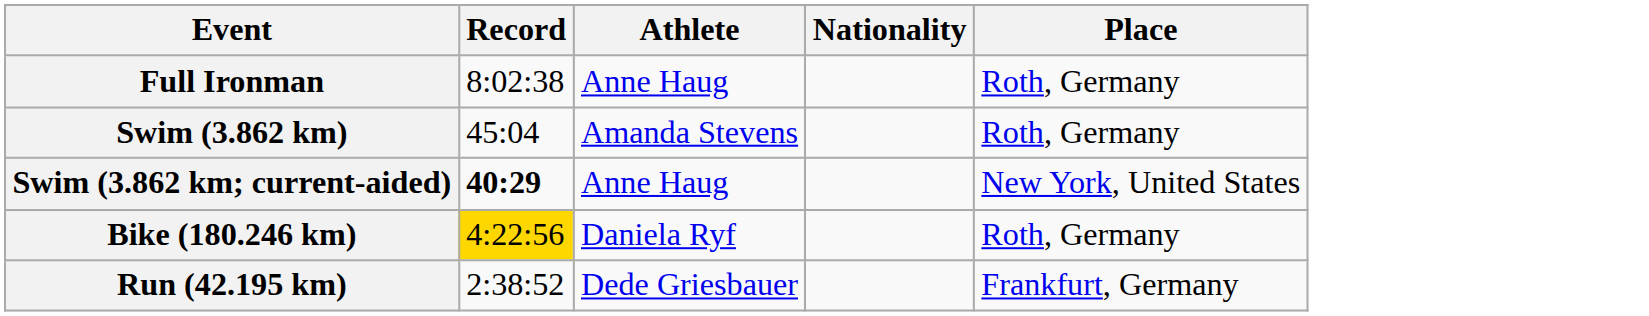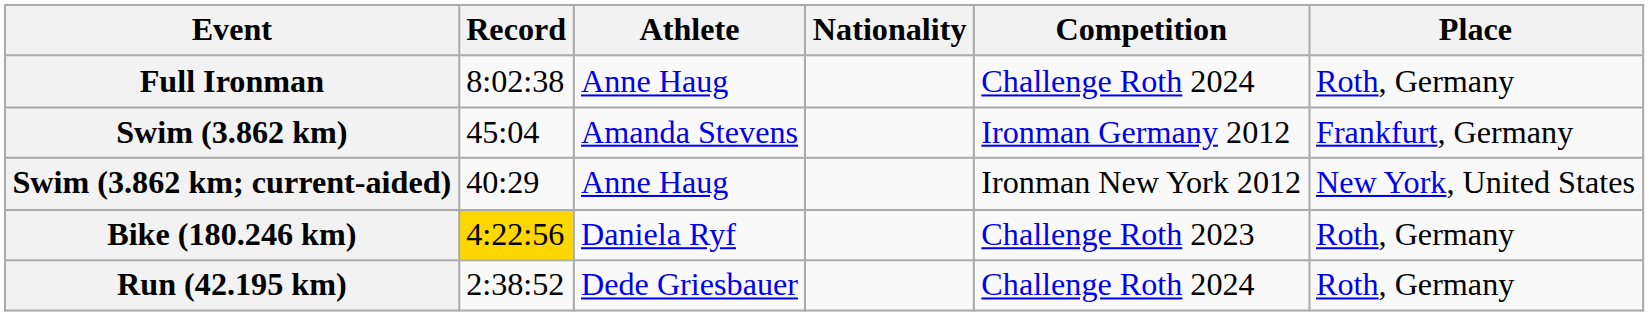+ column: (1141, 30)
(1081, 132) Roth, Germany -> (1445, 132) Frankfurt, Germany
(504, 183) bold -> (503, 183) normal
(1110, 285) Frankfurt, Germany -> (1415, 285) Roth, Germany
